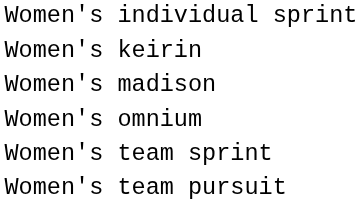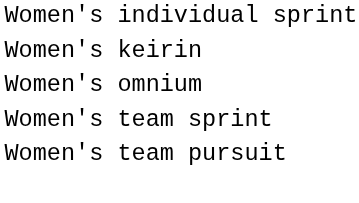- row: (110, 85)
